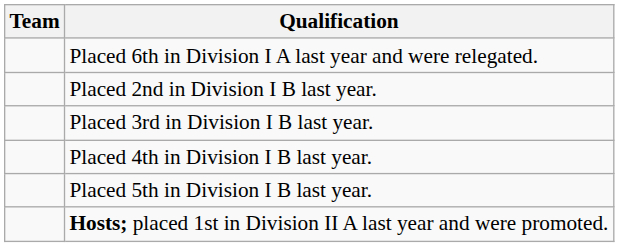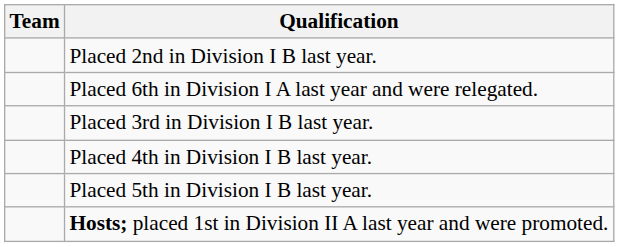rows swapped: (304, 55) <-> (223, 88)
